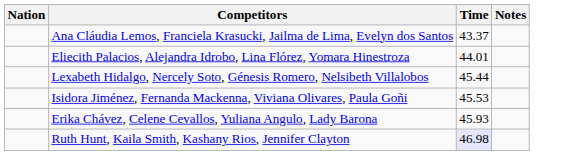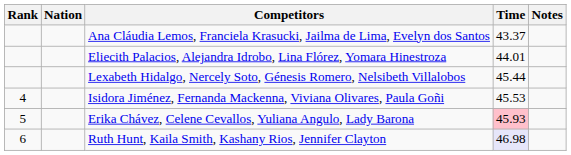+ column: (23, 14)
(474, 118) no background -> (511, 118) pink background
